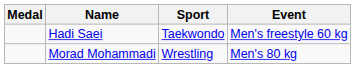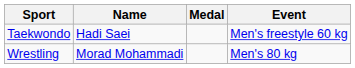columns swapped: (25, 14) <-> (193, 14)
